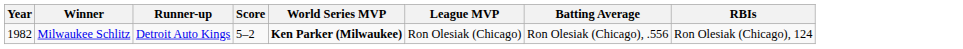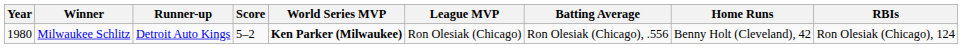+ column: (743, 14)
(20, 33) 1982 -> (20, 33) 1980
